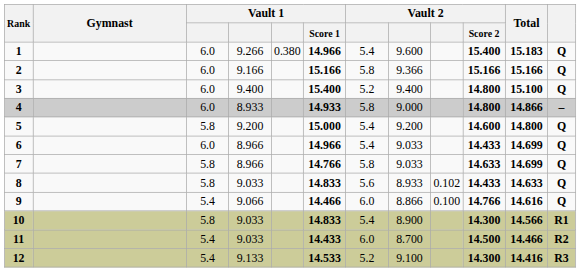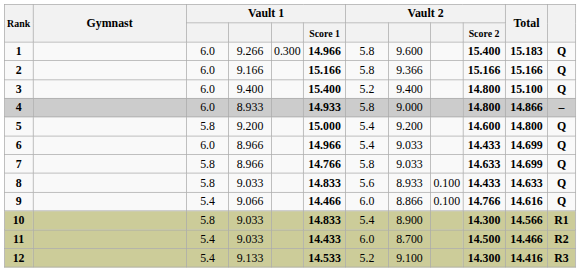(287, 51) 0.380 -> (287, 51) 0.300
(367, 51) 5.4 -> (367, 51) 5.8
(447, 182) 0.102 -> (447, 182) 0.100
